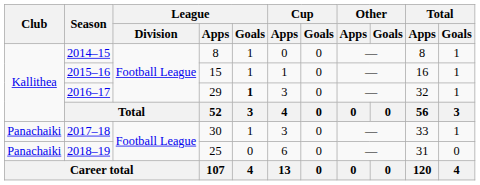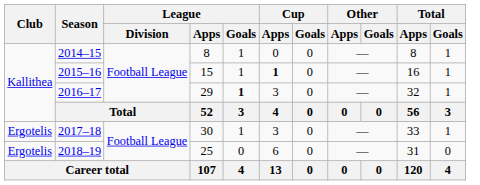(284, 72) normal -> (276, 72) bold
(34, 131) Panachaiki -> (30, 131) Ergotelis
(34, 151) Panachaiki -> (30, 151) Ergotelis
